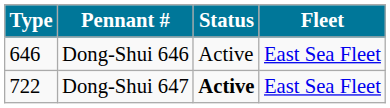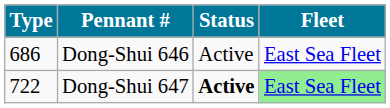(25, 53) 646 -> (25, 53) 686
(322, 86) no background -> (322, 86) lightgreen background
